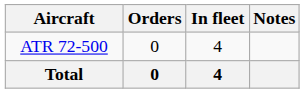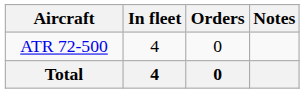columns swapped: (218, 18) <-> (155, 18)
